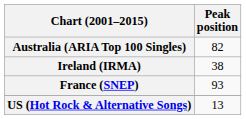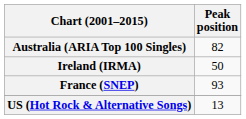(217, 66) 38 -> (217, 66) 50
